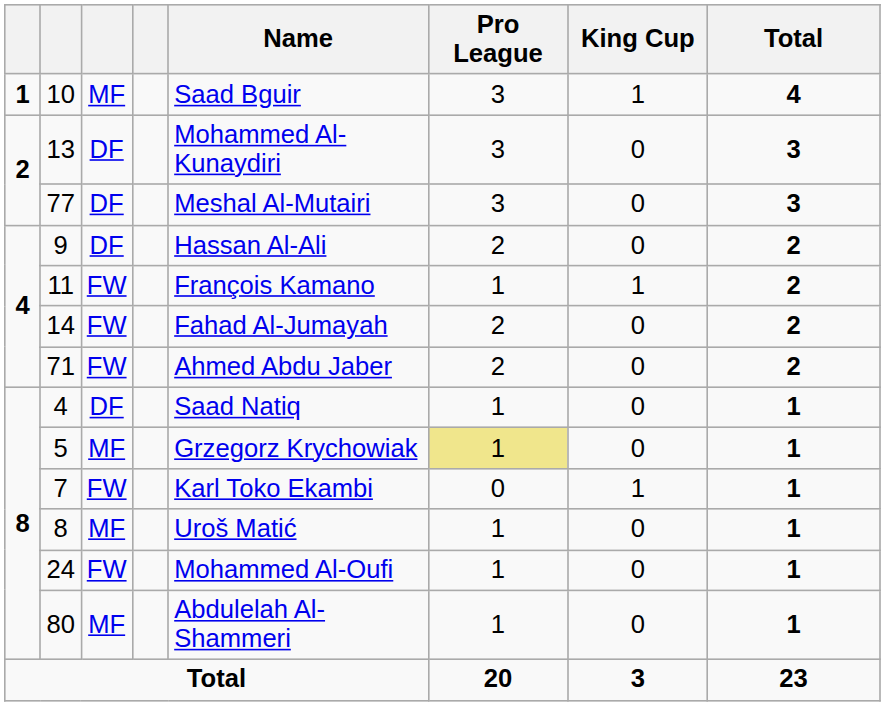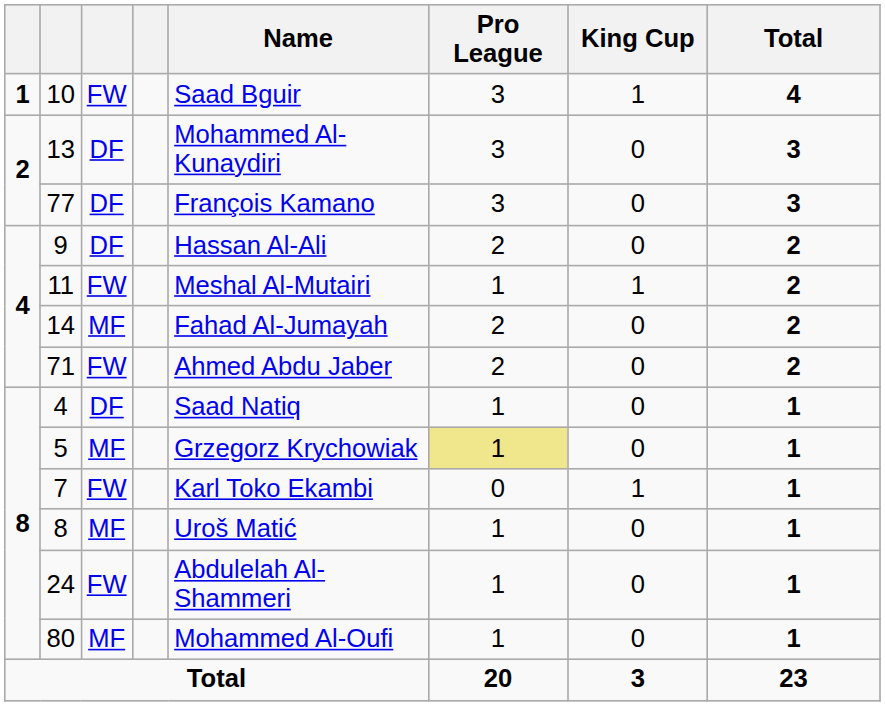(107, 94) MF -> (107, 94) FW
(272, 204) Meshal Al-Mutairi -> (274, 204) François Kamano
(274, 285) François Kamano -> (272, 285) Meshal Al-Mutairi
(107, 326) FW -> (107, 326) MF
(284, 569) Mohammed Al-Oufi -> (250, 584) Abdulelah Al-Shammeri
(250, 624) Abdulelah Al-Shammeri -> (284, 639) Mohammed Al-Oufi
